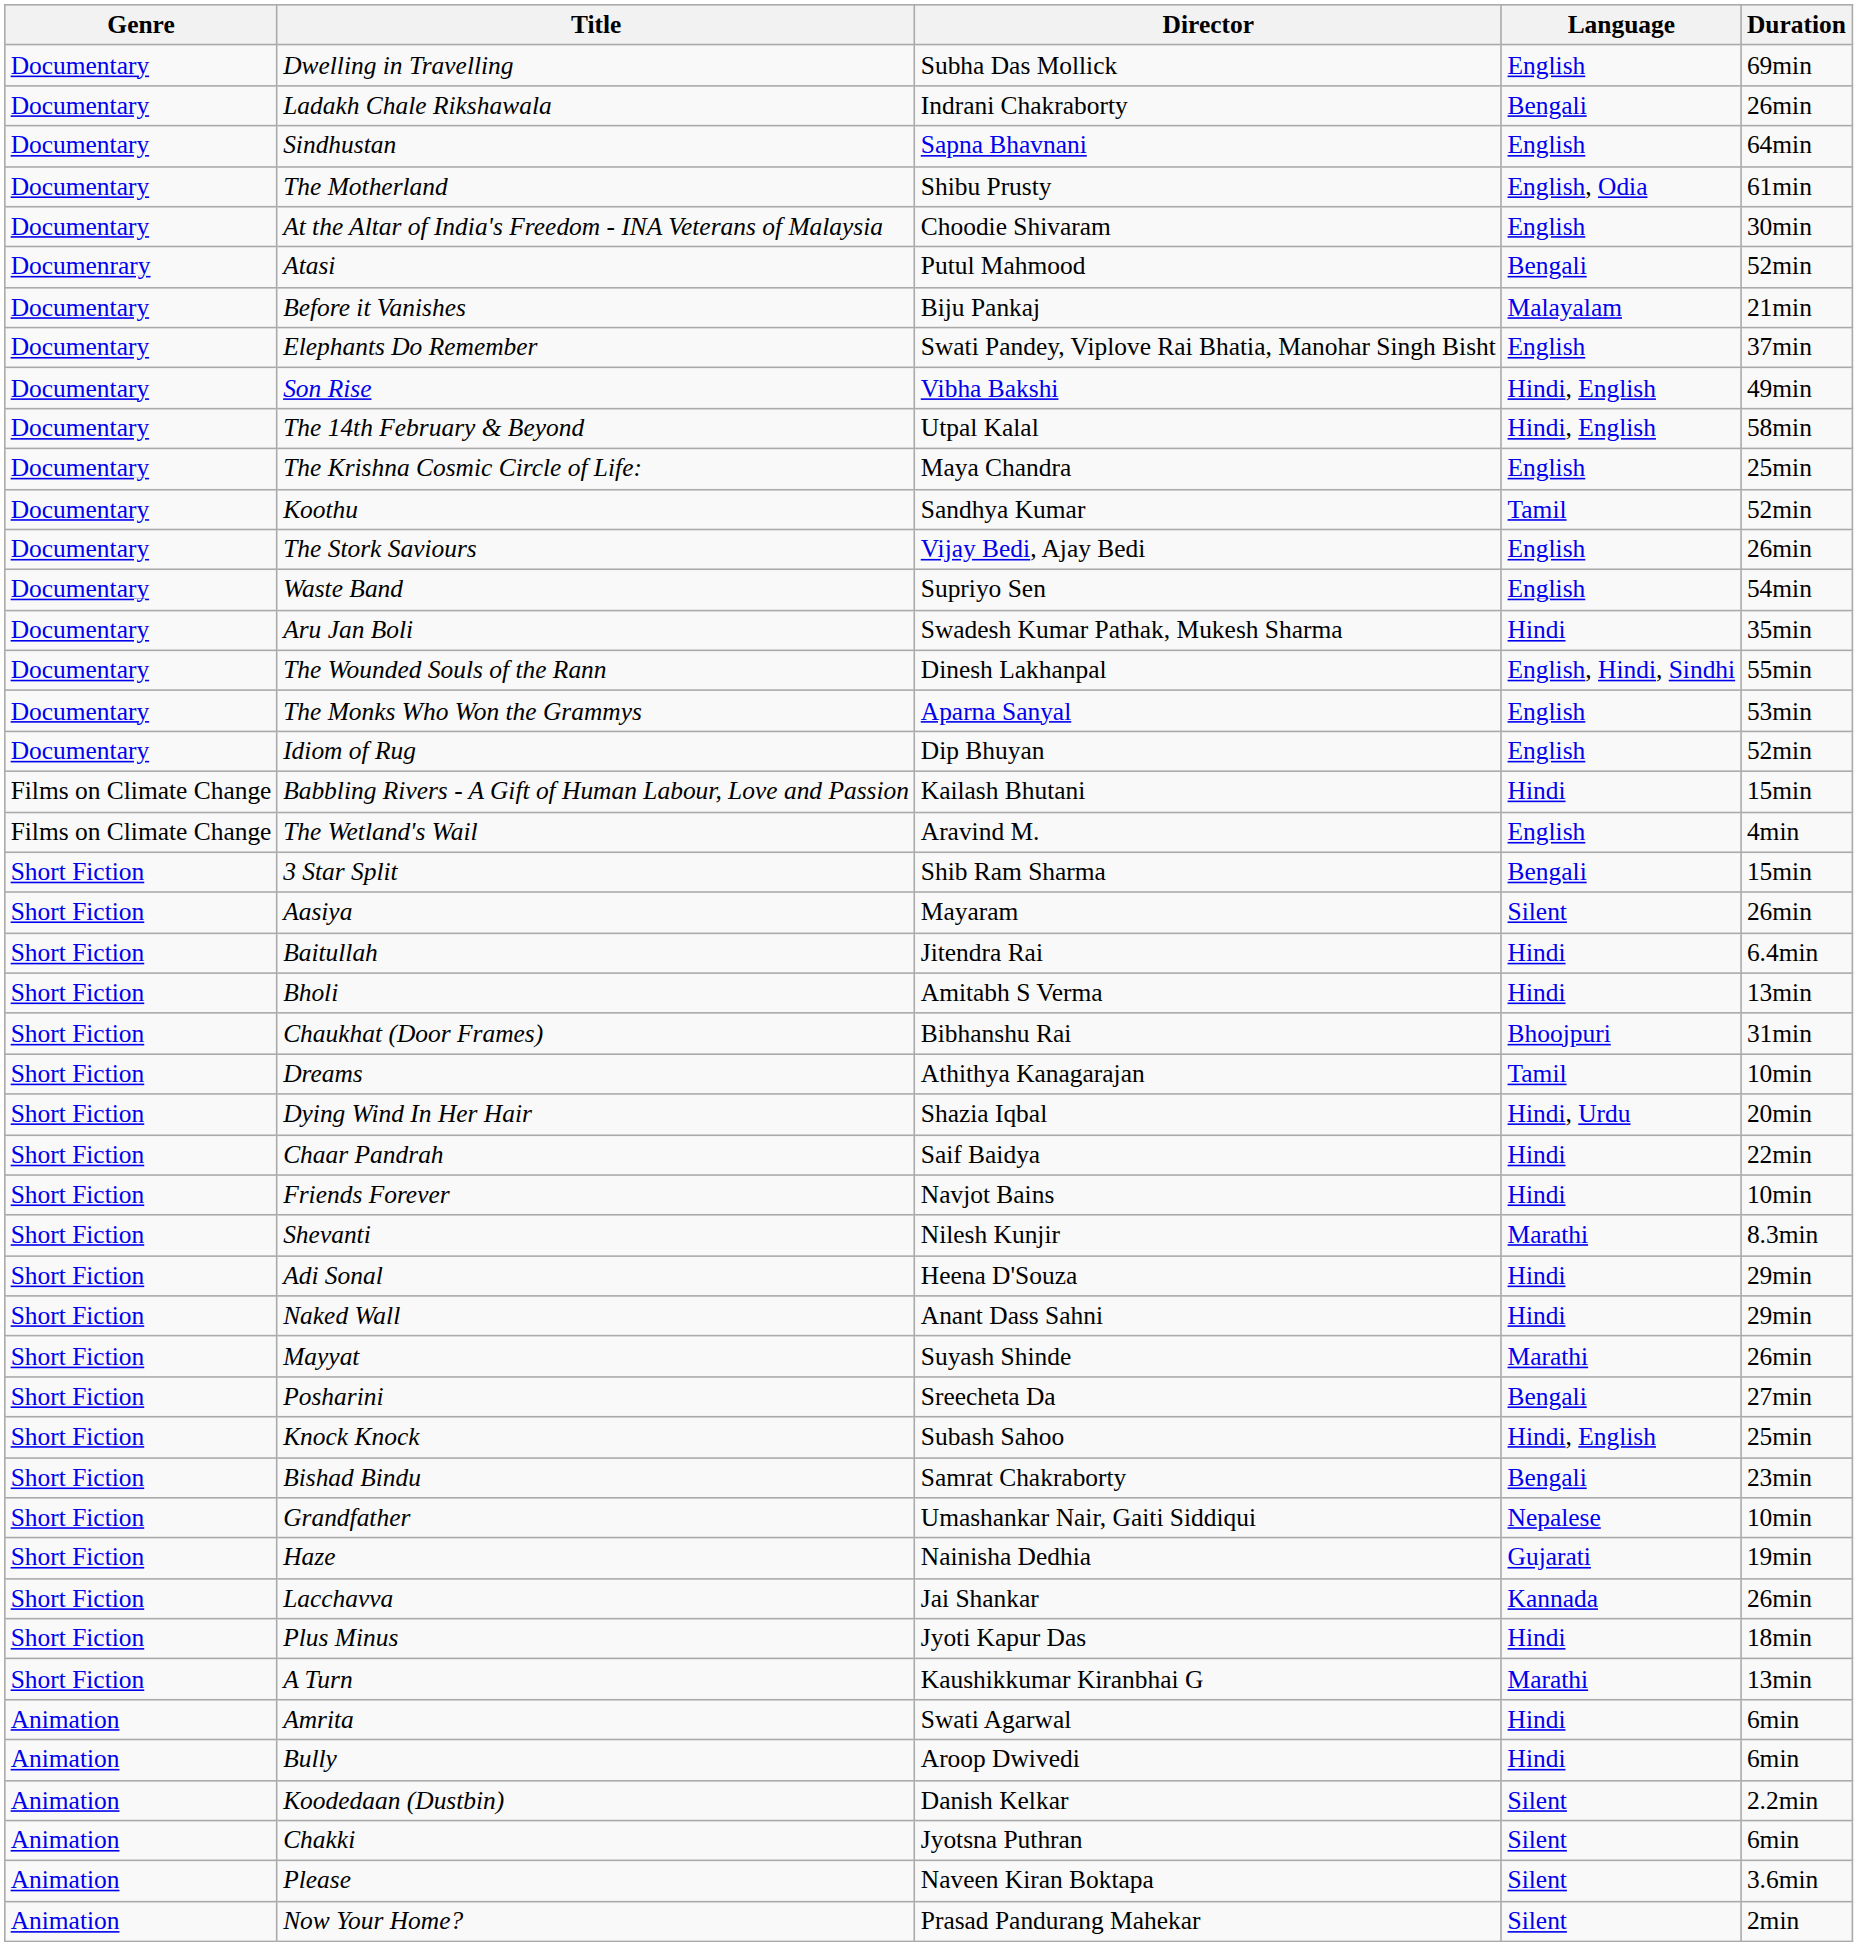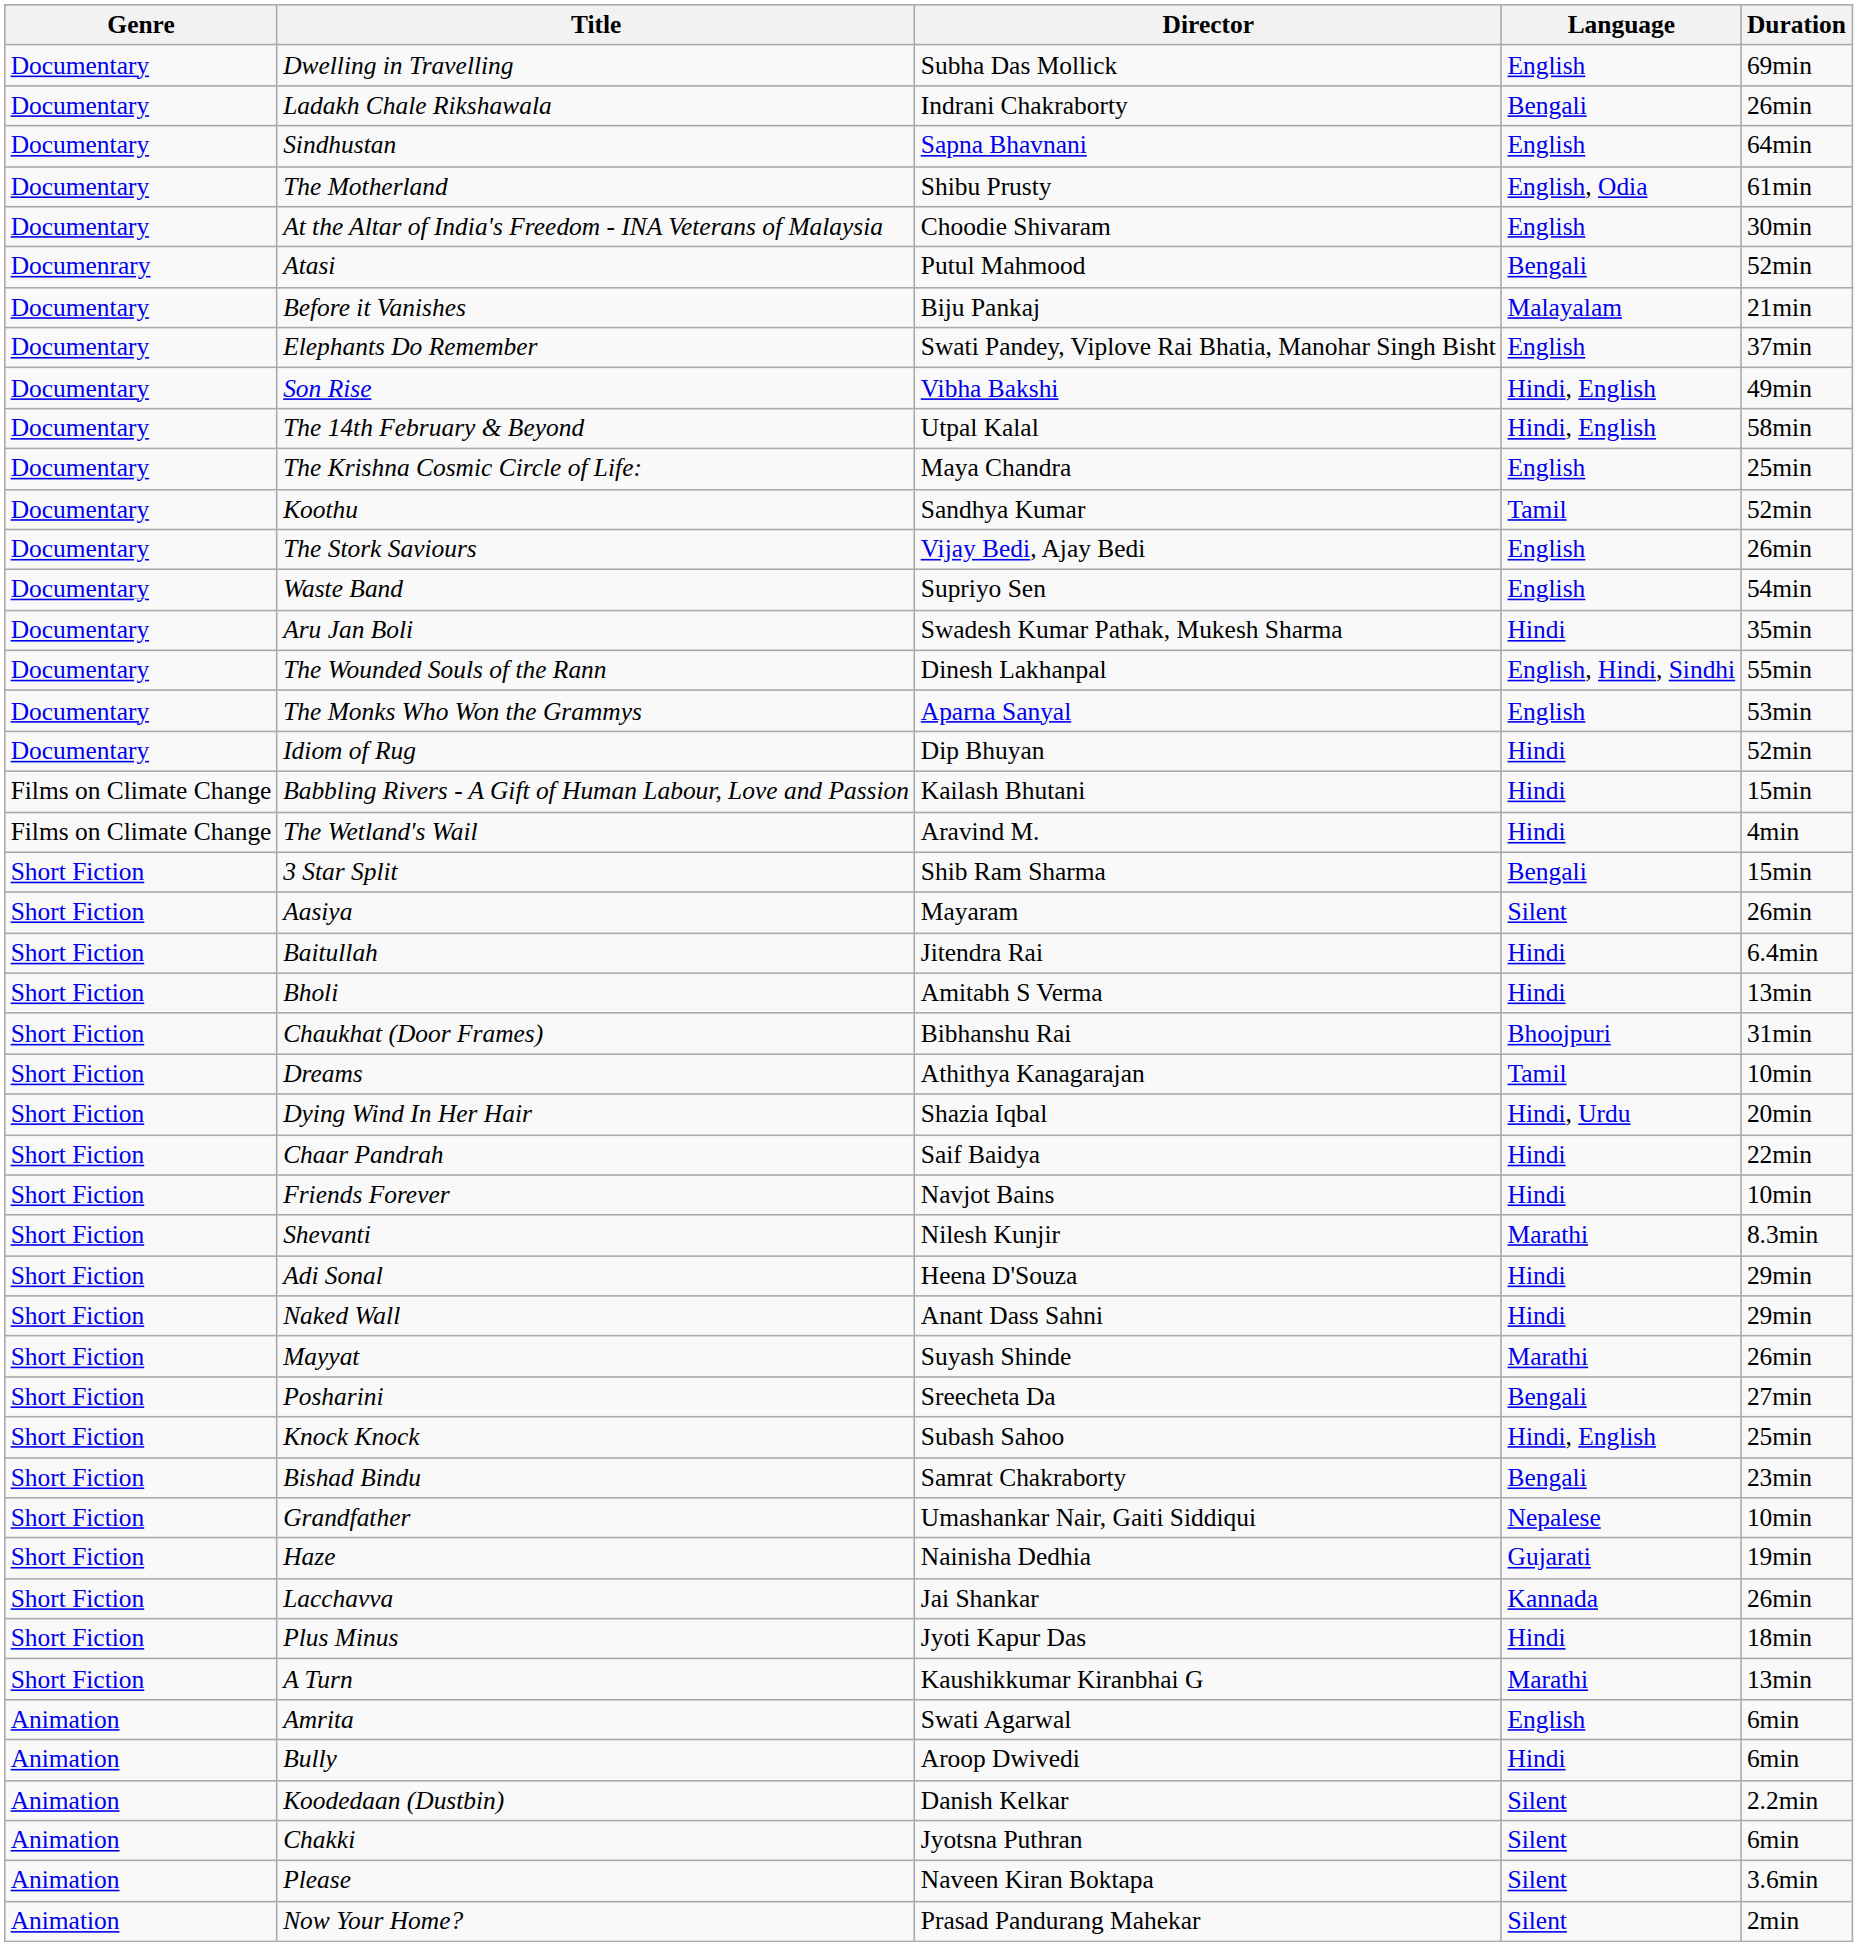(1546, 750) English -> (1537, 750) Hindi
(1546, 831) English -> (1537, 831) Hindi
(1537, 1719) Hindi -> (1546, 1719) English
